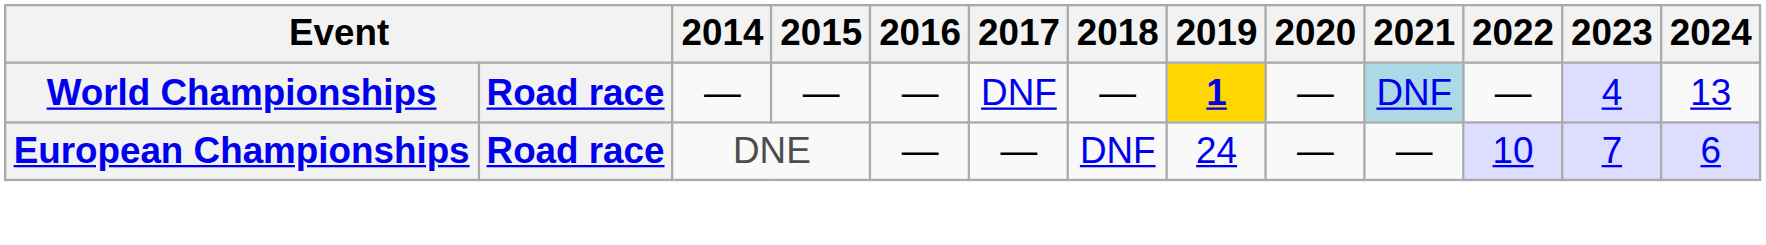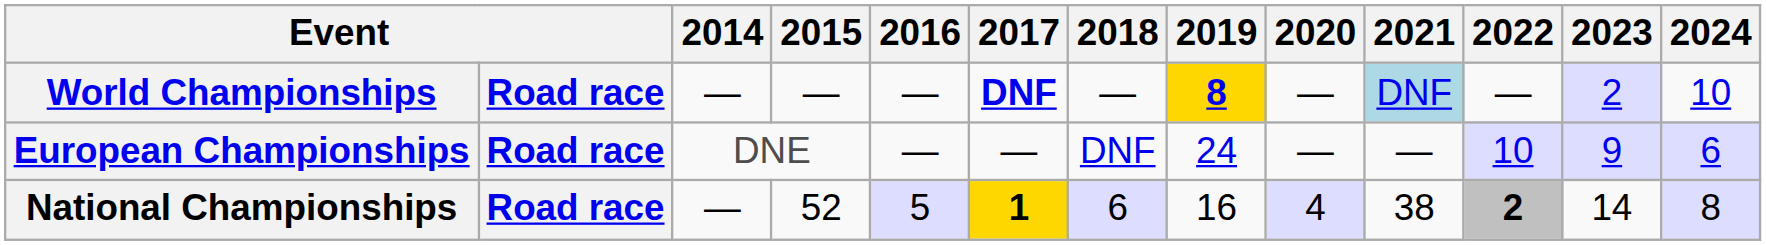(1019, 92) normal -> (1019, 92) bold
(1217, 92) 1 -> (1217, 92) 8
(1612, 92) 4 -> (1612, 92) 2
(1711, 92) 13 -> (1711, 92) 10
(1612, 150) 7 -> (1612, 150) 9
+ row: (242, 208)
